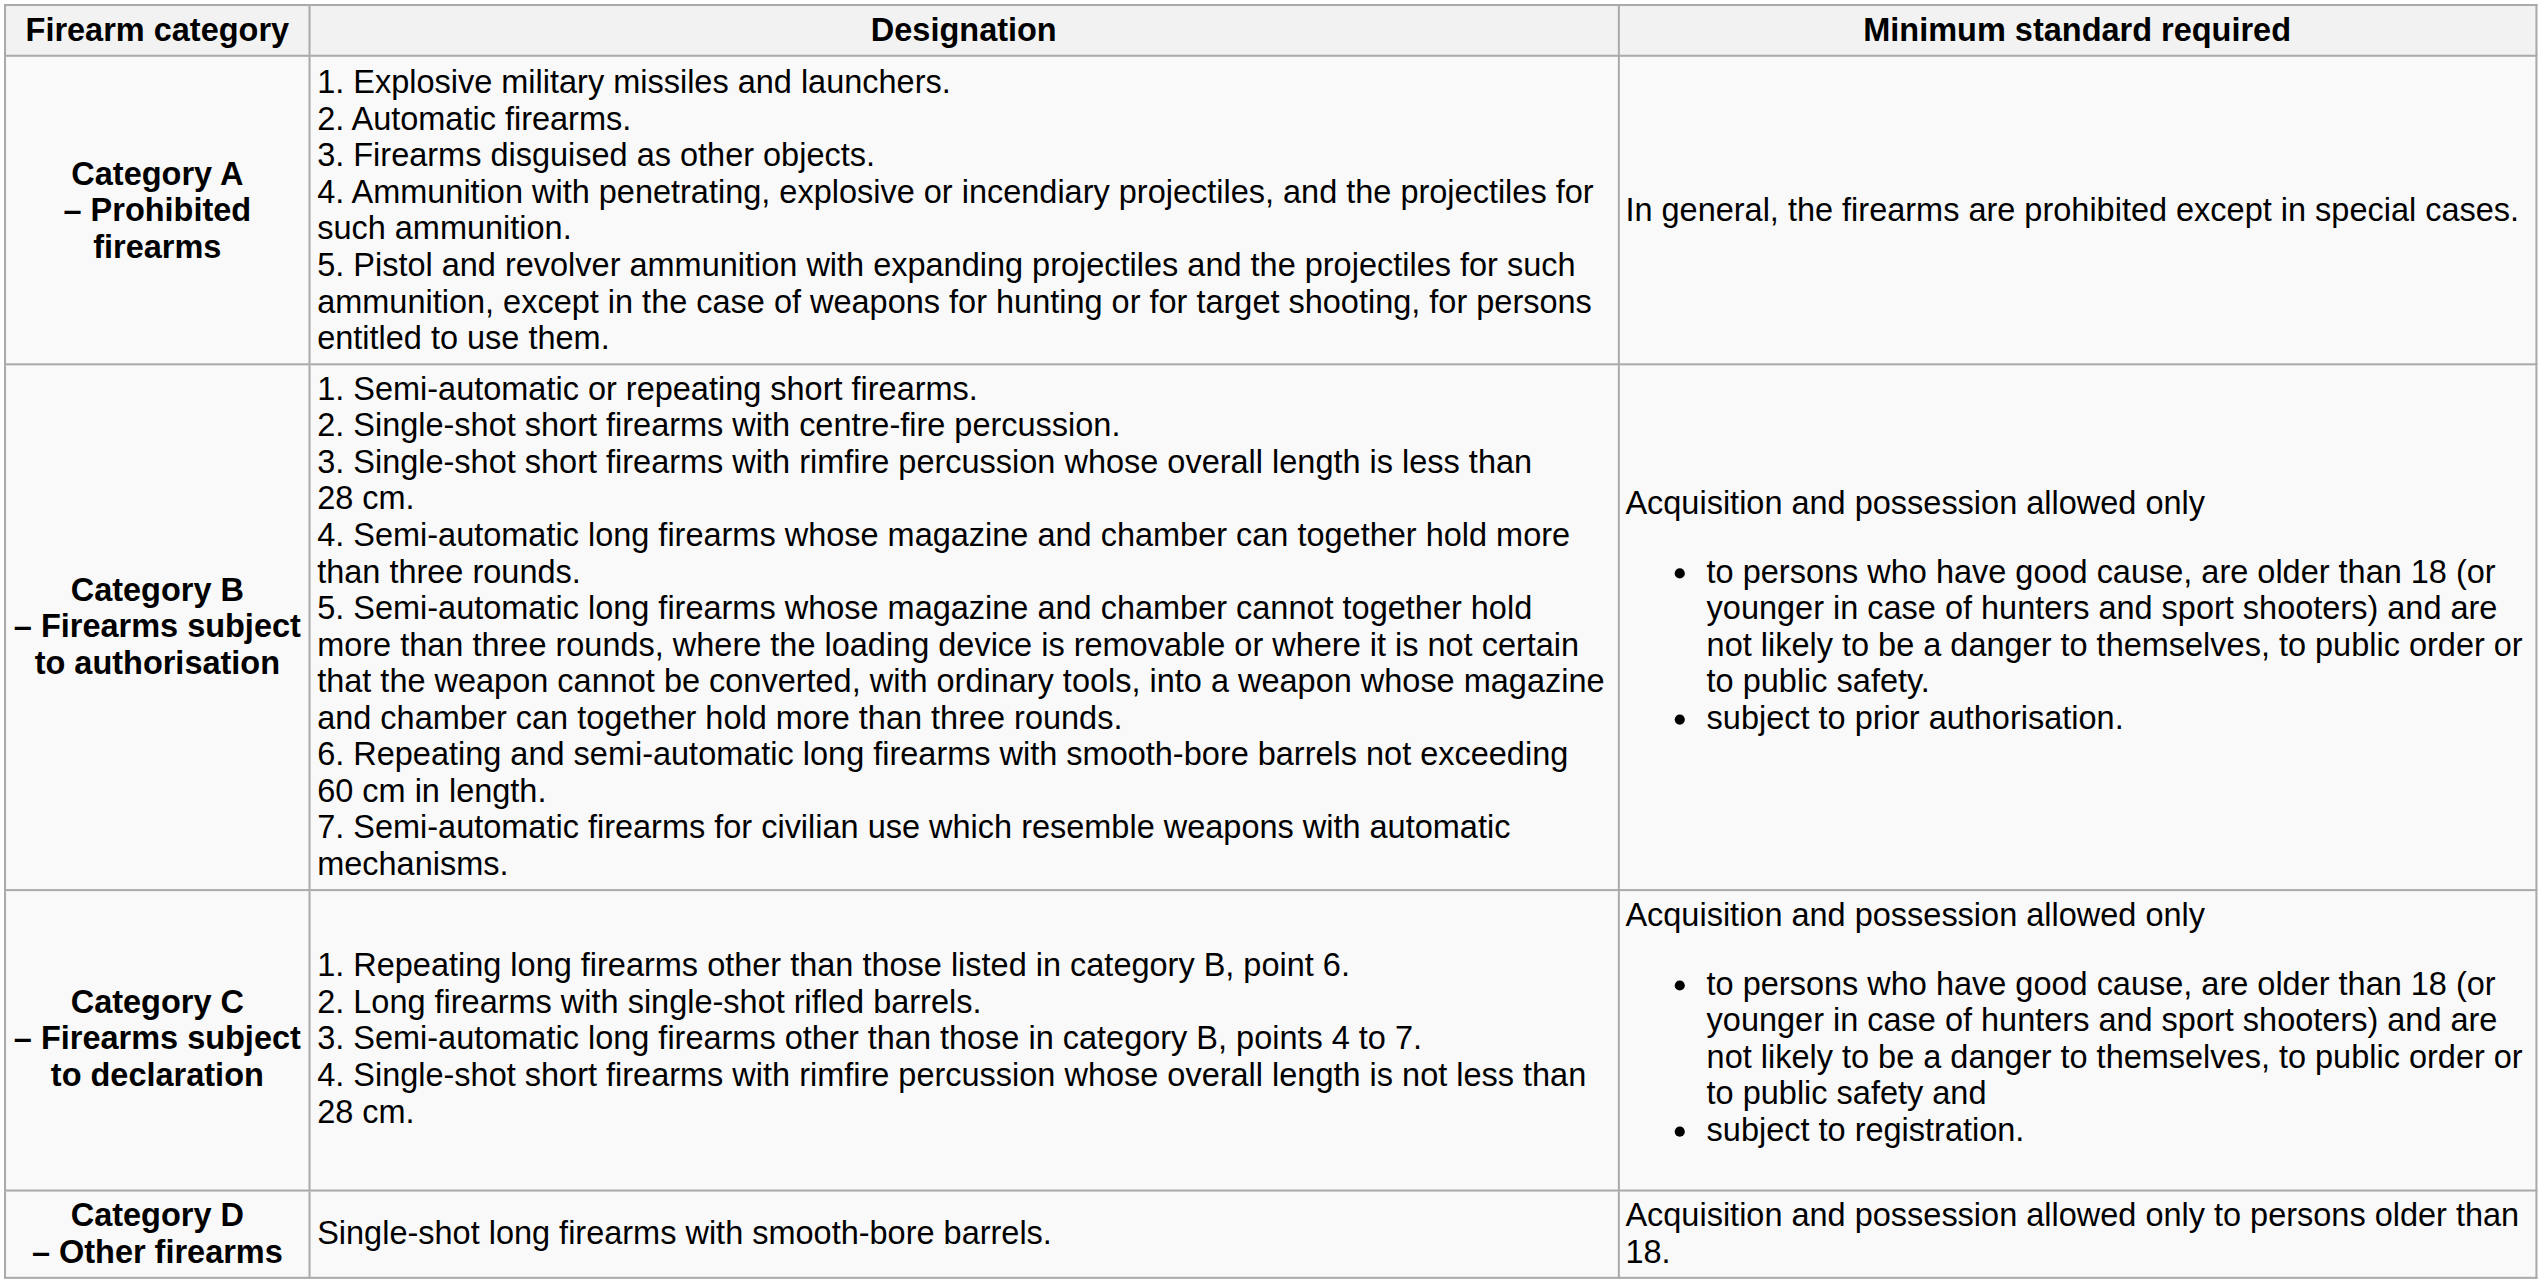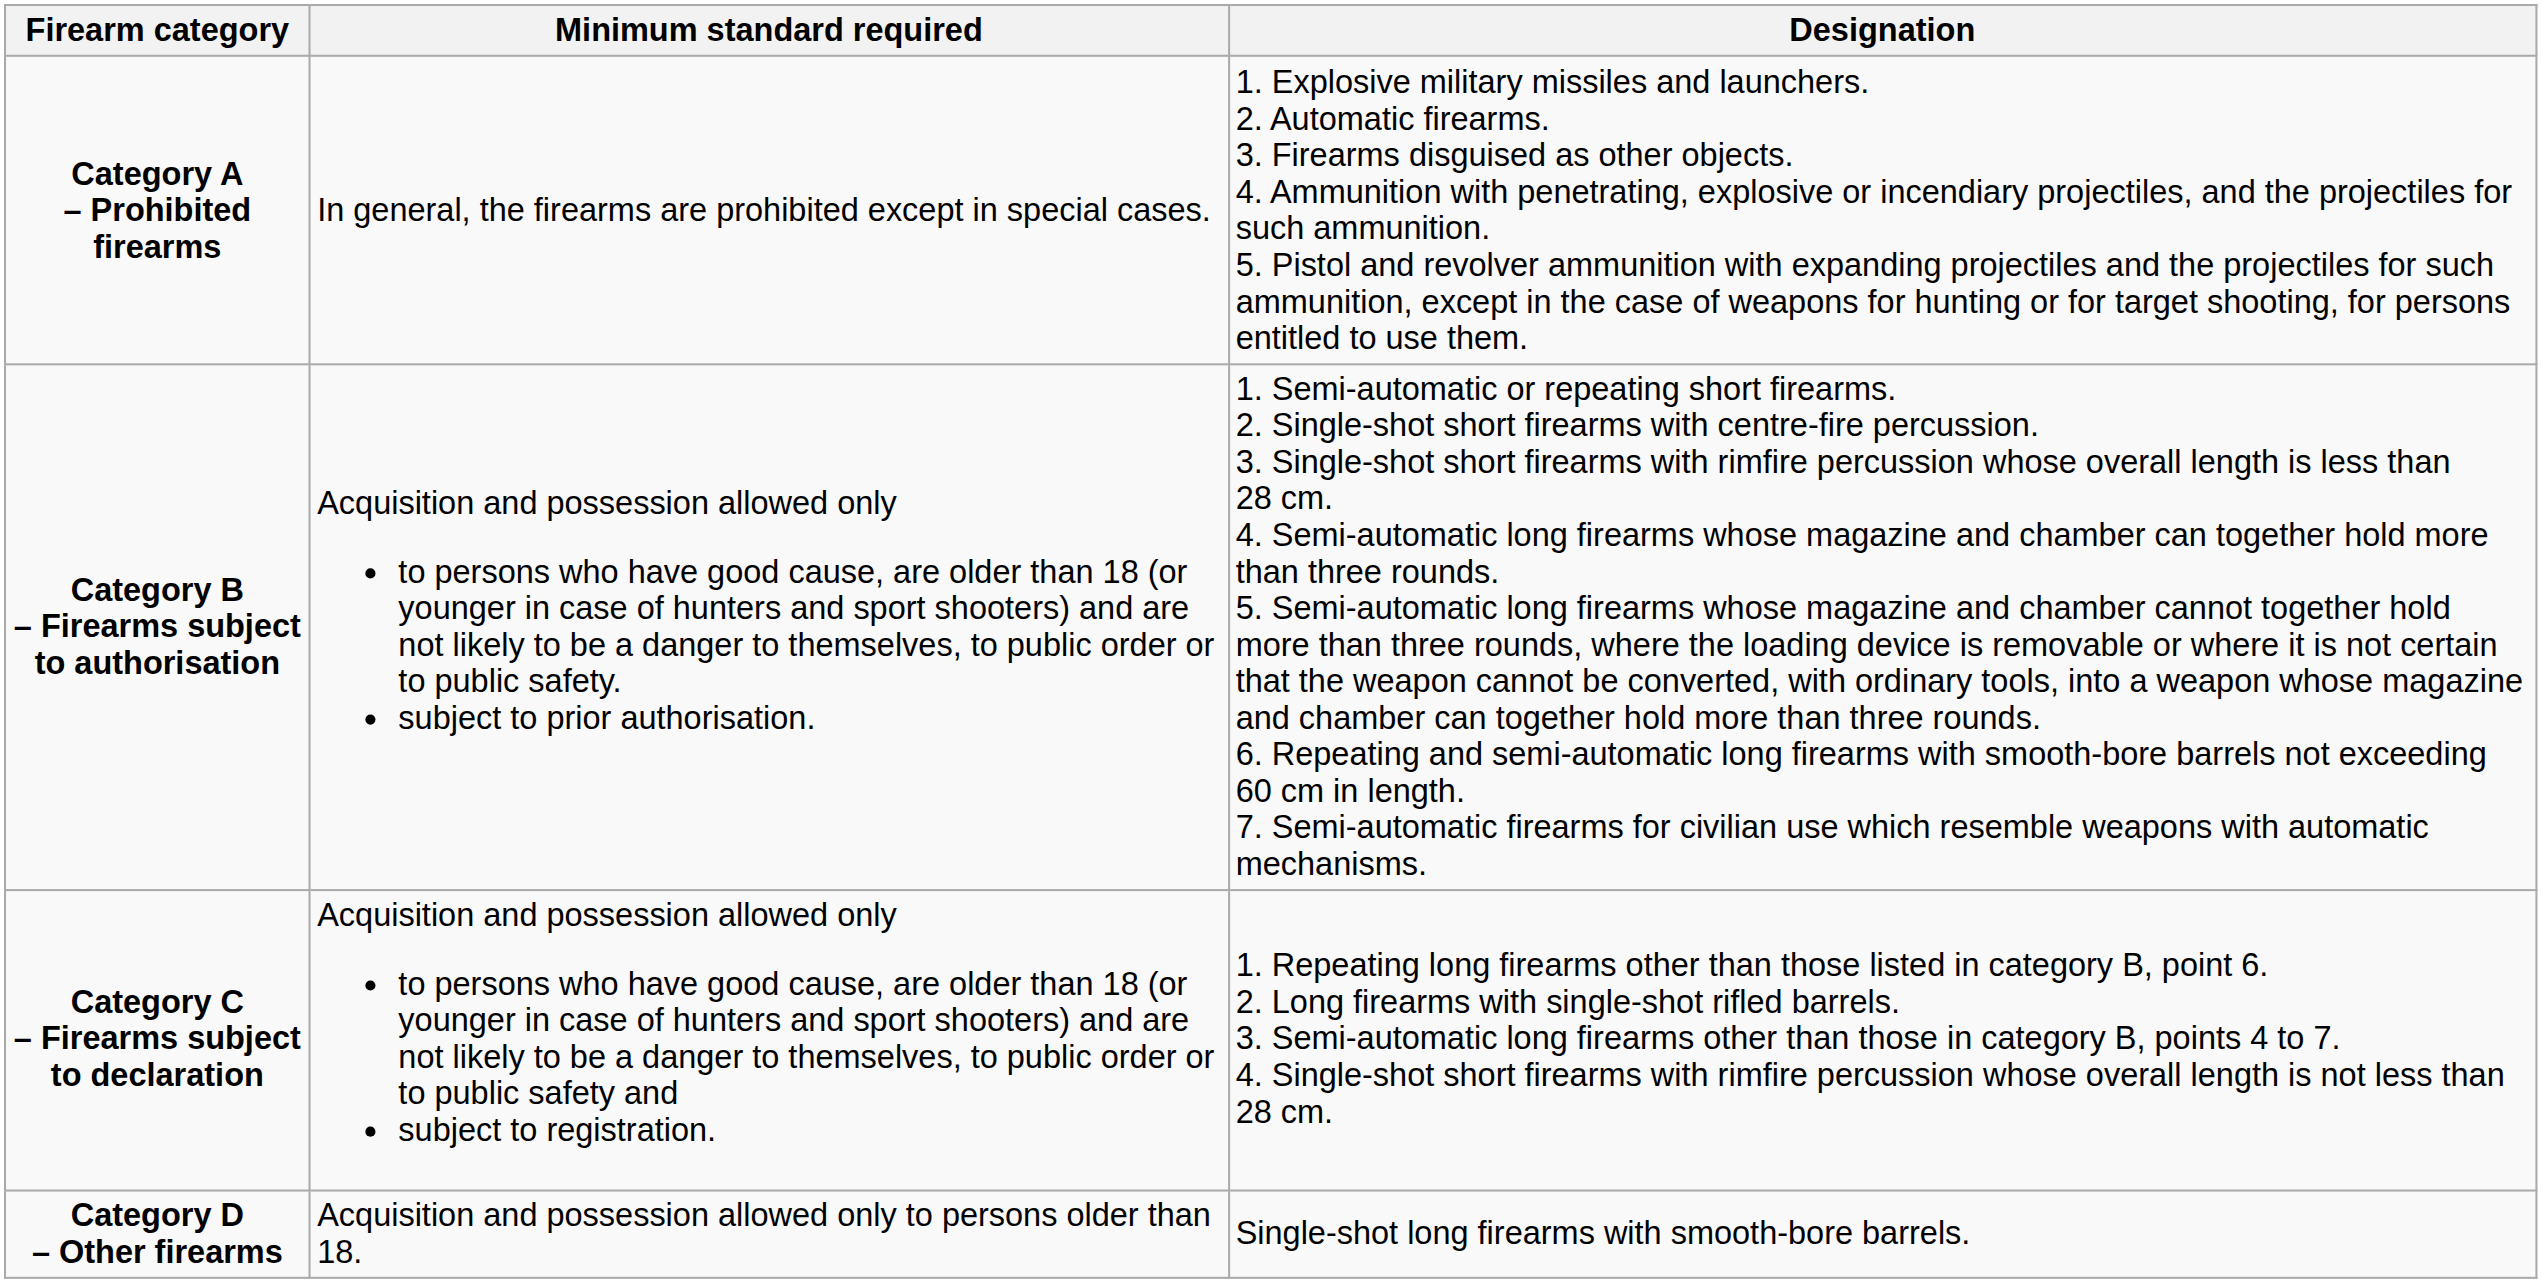columns swapped: (964, 30) <-> (2077, 30)
